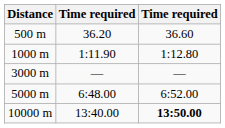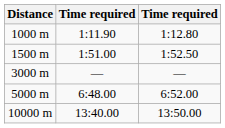- row: (30, 34)
+ row: (30, 53)
(179, 113) bold -> (179, 113) normal
